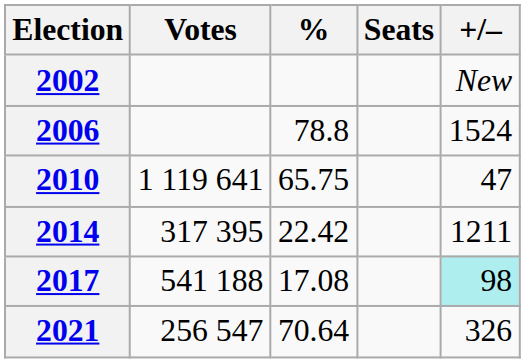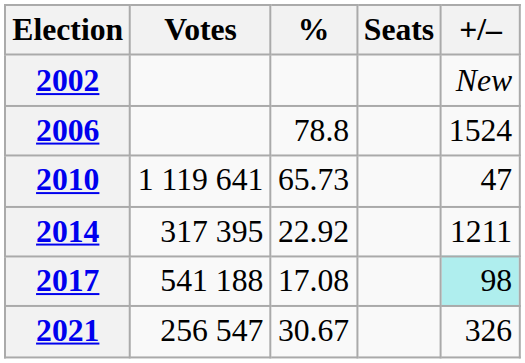(314, 180) 65.75 -> (314, 180) 65.73
(314, 230) 22.42 -> (314, 230) 22.92
(314, 331) 70.64 -> (314, 331) 30.67
